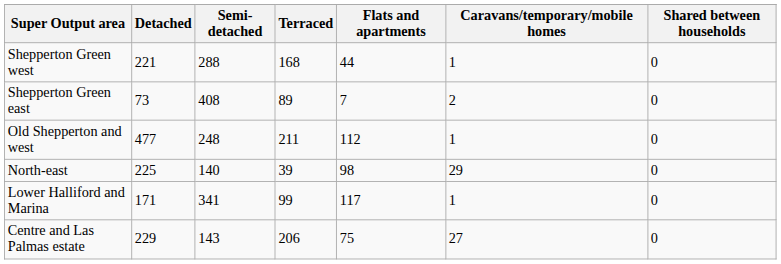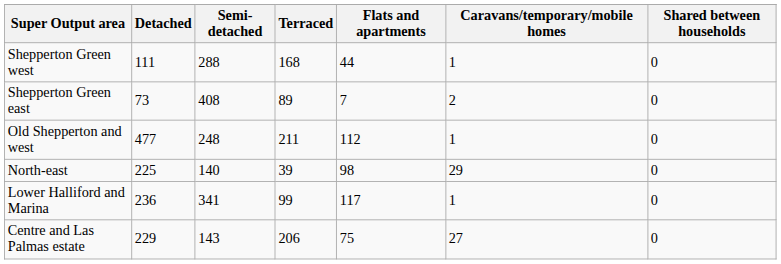(145, 62) 221 -> (145, 62) 111
(145, 200) 171 -> (145, 200) 236
